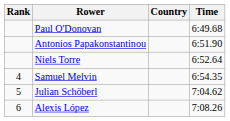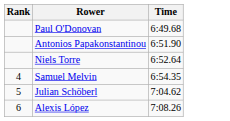- column: (169, 12)
